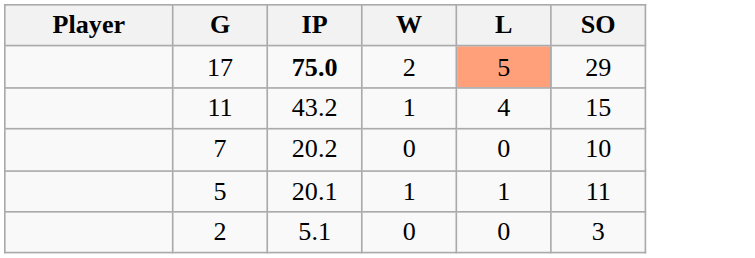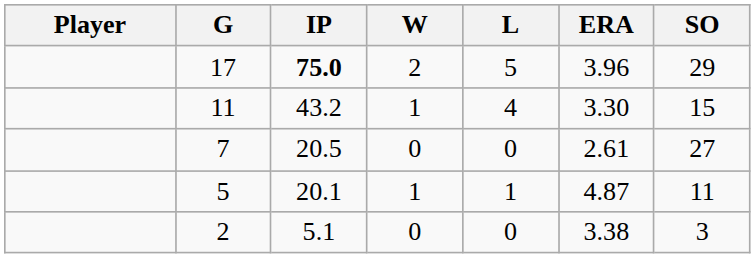+ column: (606, 25)
(504, 66) lightsalmon background -> (511, 66) no background
(315, 149) 20.2 -> (319, 149) 20.5
(598, 149) 10 -> (702, 149) 27
